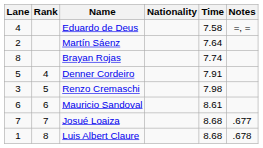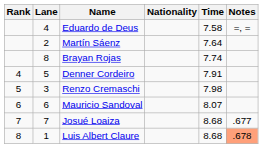columns swapped: (46, 12) <-> (18, 12)
(213, 105) 8.61 -> (213, 105) 8.07
(242, 136) no background -> (242, 136) lightsalmon background
